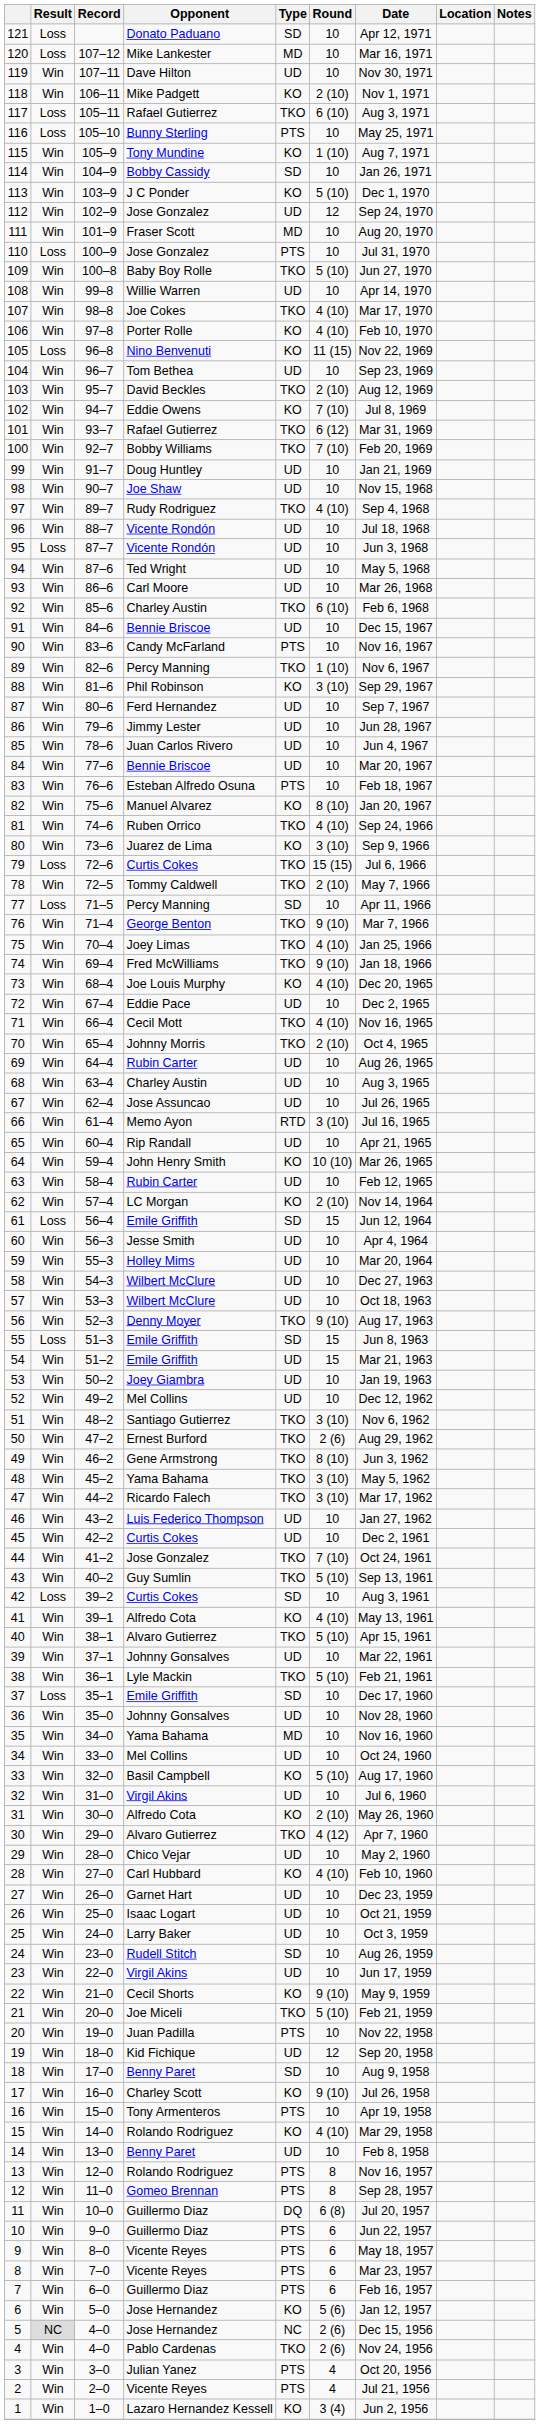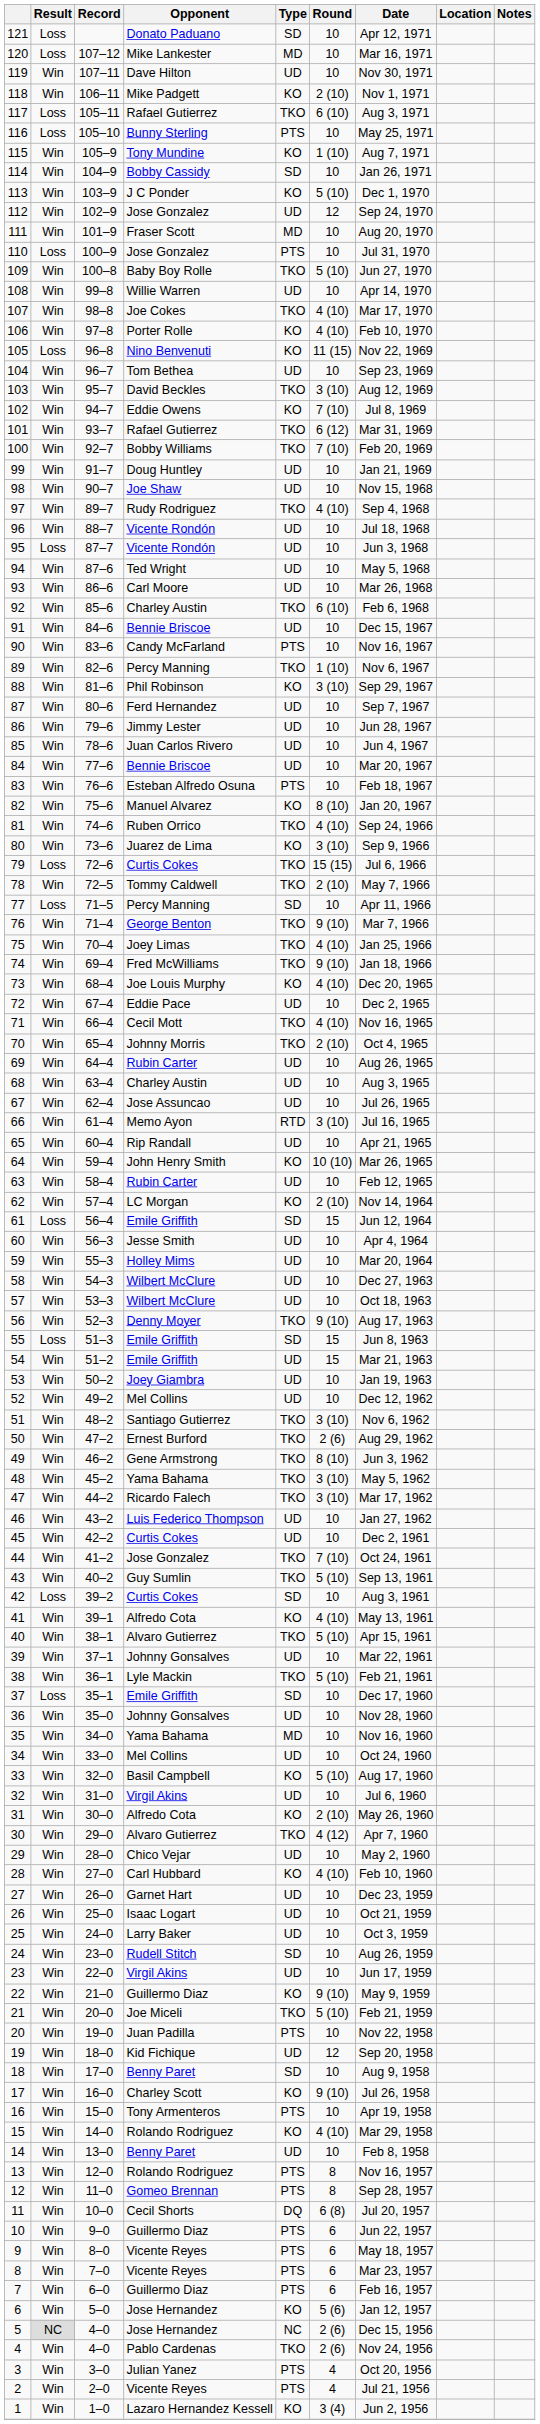(332, 390) 2 (10) -> (332, 390) 3 (10)
(160, 1993) Cecil Shorts -> (167, 1993) Guillermo Diaz
(167, 2211) Guillermo Diaz -> (160, 2211) Cecil Shorts
